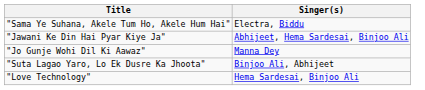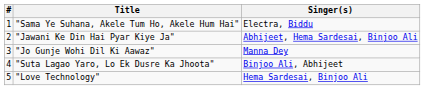+ column: (9, 11)
